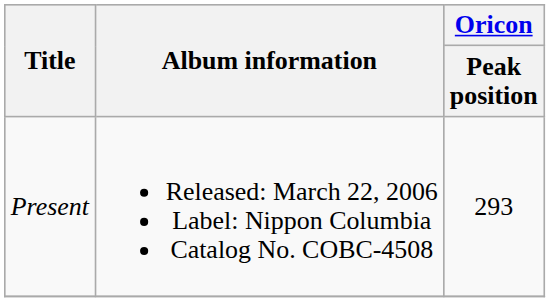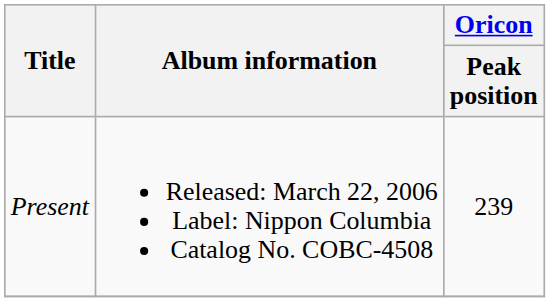(494, 206) 293 -> (494, 206) 239
